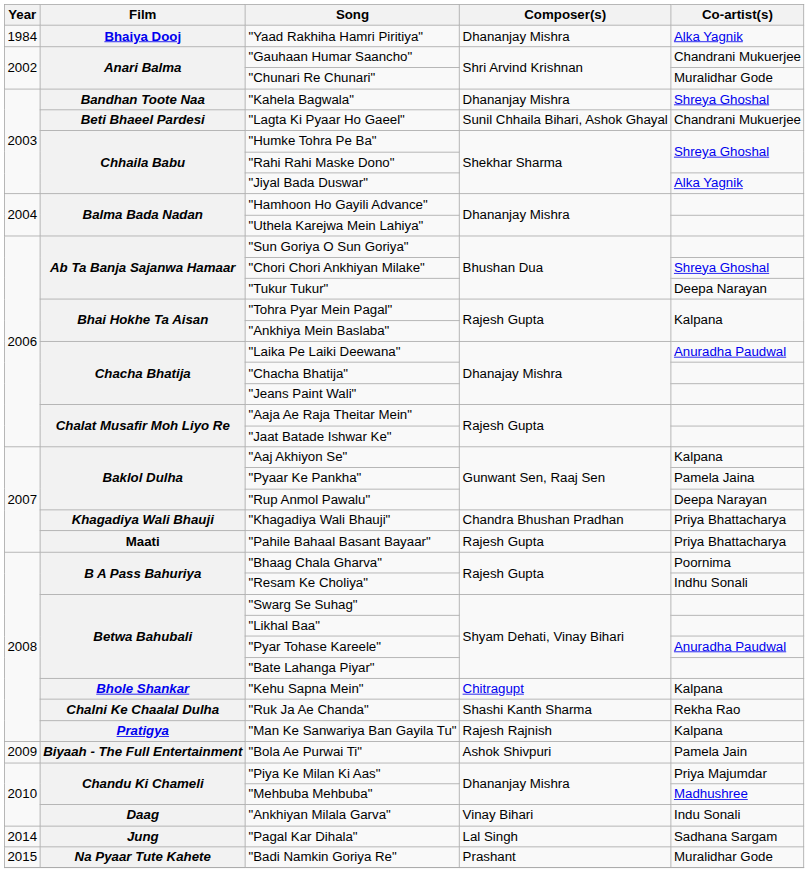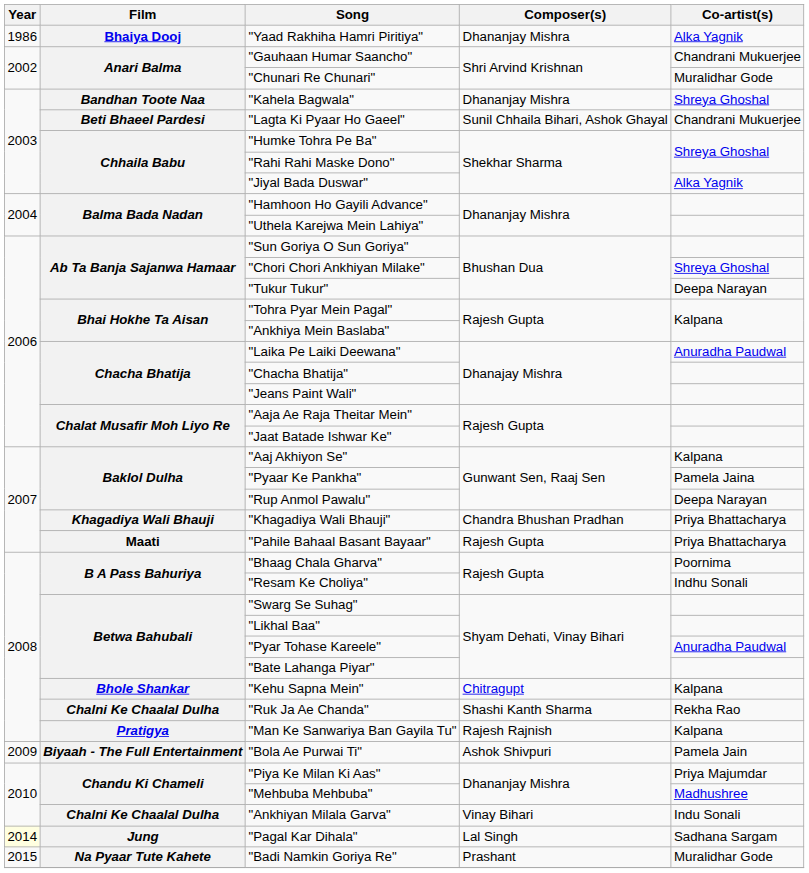(22, 36) 1984 -> (22, 36) 1986
(143, 815) Daag -> (143, 815) Chalni Ke Chaalal Dulha
(22, 836) no background -> (22, 836) lightyellow background
